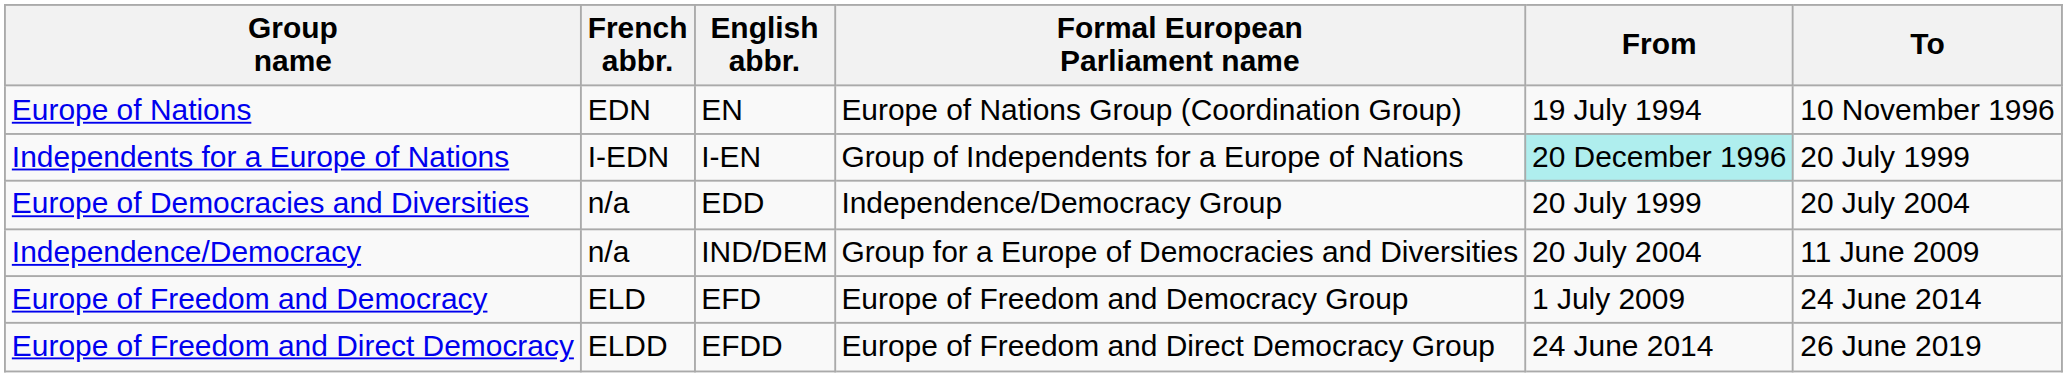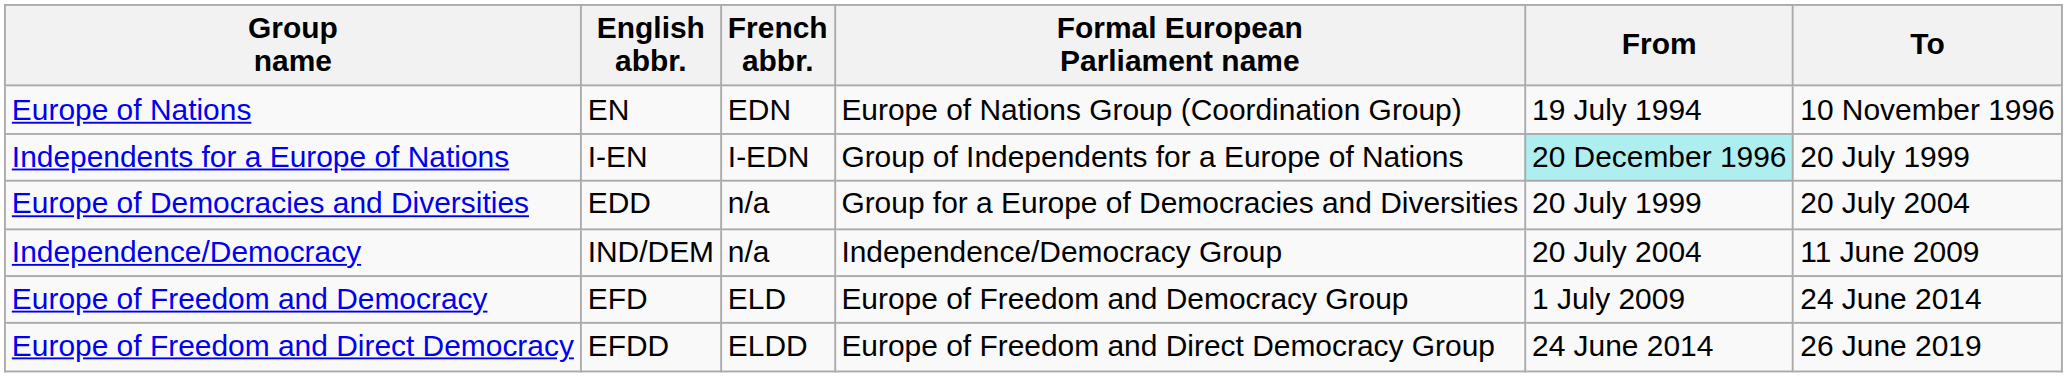columns swapped: (764, 45) <-> (638, 45)
(1062, 204) Independence/Democracy Group -> (1180, 204) Group for a Europe of Democracies and Diversities
(1180, 251) Group for a Europe of Democracies and Diversities -> (1062, 251) Independence/Democracy Group
